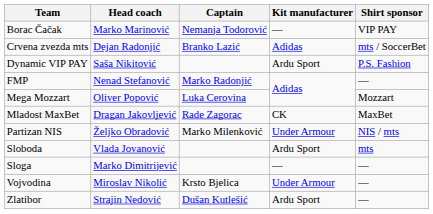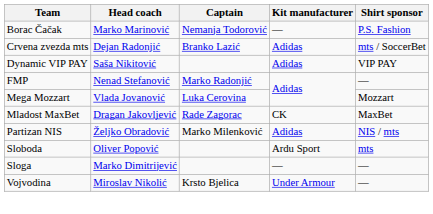(377, 30) VIP PAY -> (384, 30) P.S. Fashion
(296, 64) Ardu Sport -> (287, 64) Adidas
(384, 64) P.S. Fashion -> (377, 64) VIP PAY
(126, 98) Oliver Popović -> (129, 98) Vlada Jovanović
(303, 132) Under Armour -> (287, 132) Adidas
(129, 149) Vlada Jovanović -> (126, 149) Oliver Popović
- row: (24, 200)
